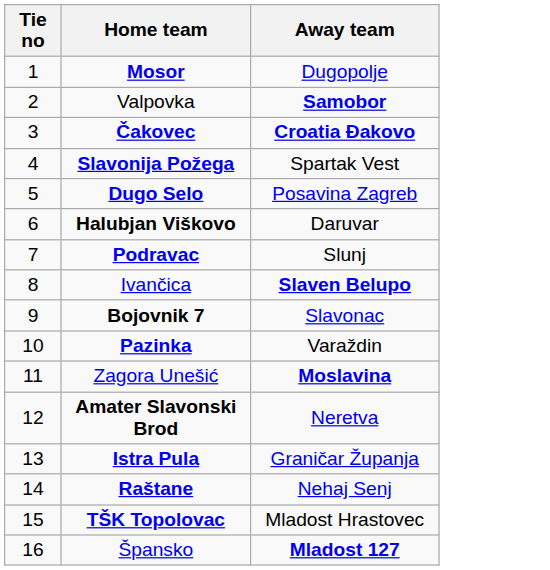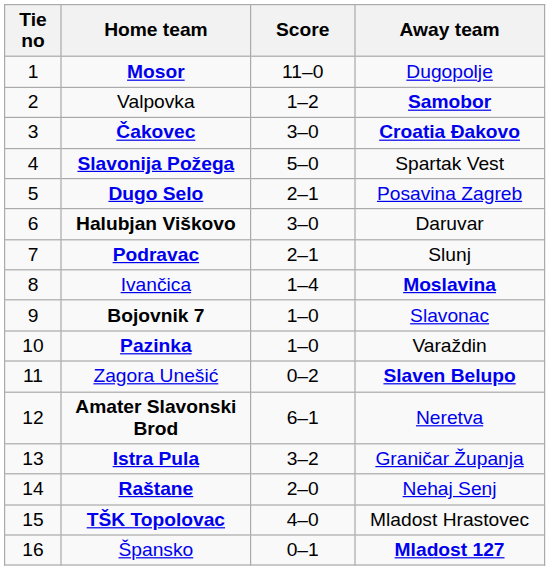+ column: (303, 30)
(345, 284) Slaven Belupo -> (450, 284) Moslavina
(345, 376) Moslavina -> (450, 376) Slaven Belupo
